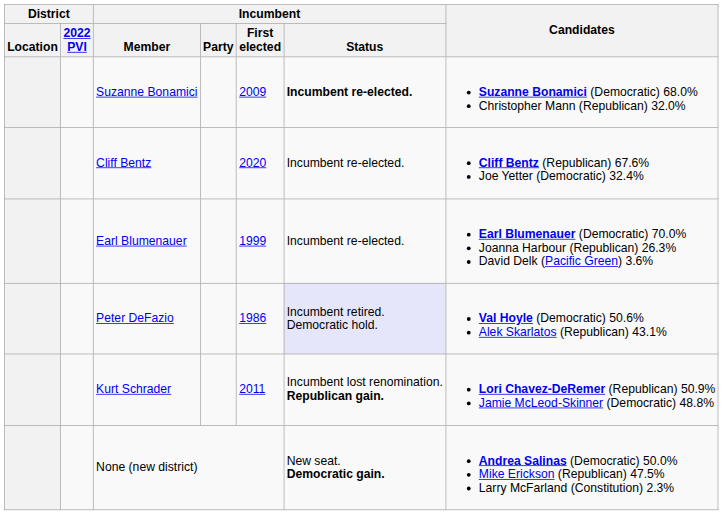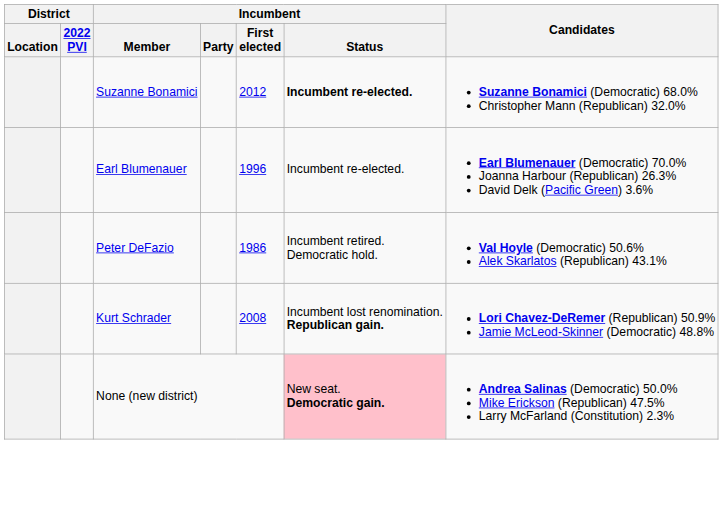(253, 92) 2009 -> (253, 92) 2012
- row: (124, 163)
(253, 241) 1999 -> (253, 170) 1996
(336, 318) lavender background -> (336, 247) no background
(252, 389) 2011 -> (253, 318) 2008
(336, 467) no background -> (336, 396) pink background
